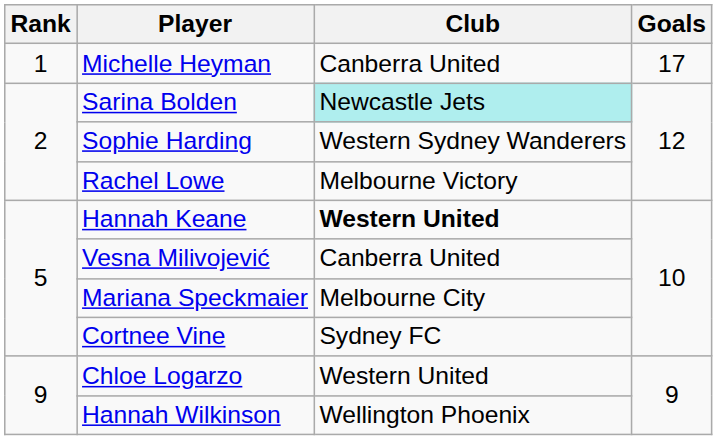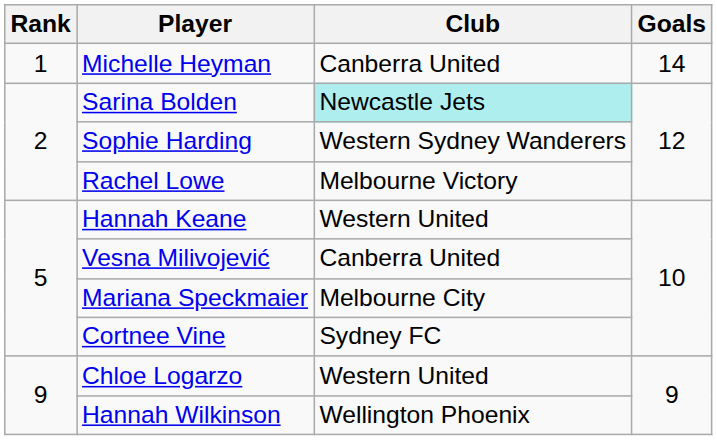(672, 63) 17 -> (672, 63) 14
(410, 219) bold -> (404, 219) normal
